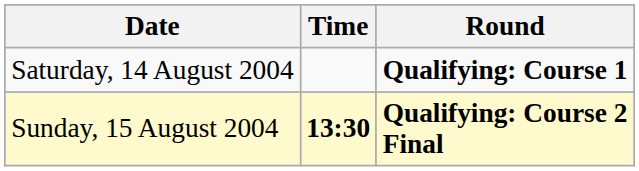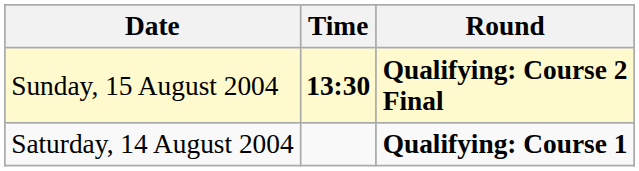rows swapped: (152, 69) <-> (145, 128)
